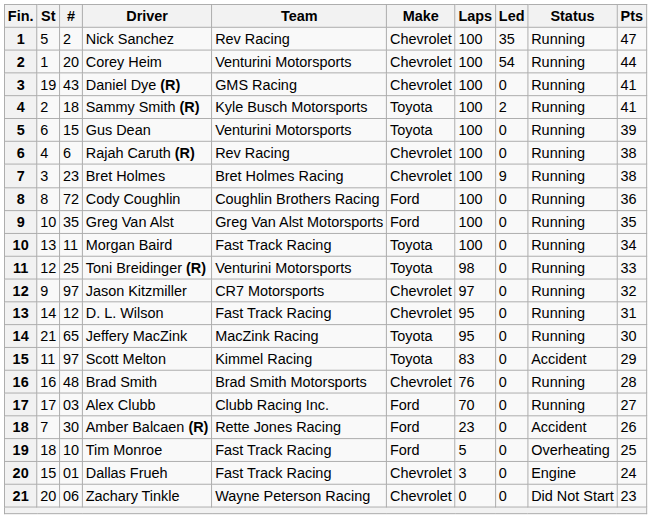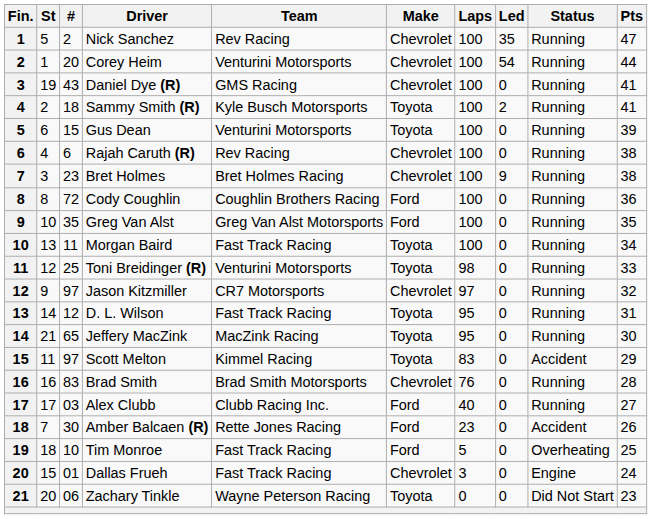(421, 313) Chevrolet -> (411, 313) Toyota
(71, 382) 48 -> (71, 382) 83
(466, 405) 70 -> (466, 405) 40
(421, 496) Chevrolet -> (411, 496) Toyota
